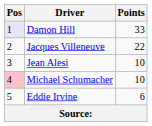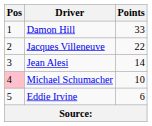(9, 29) lavender background -> (9, 29) no background
(140, 63) 10 -> (140, 63) 14
